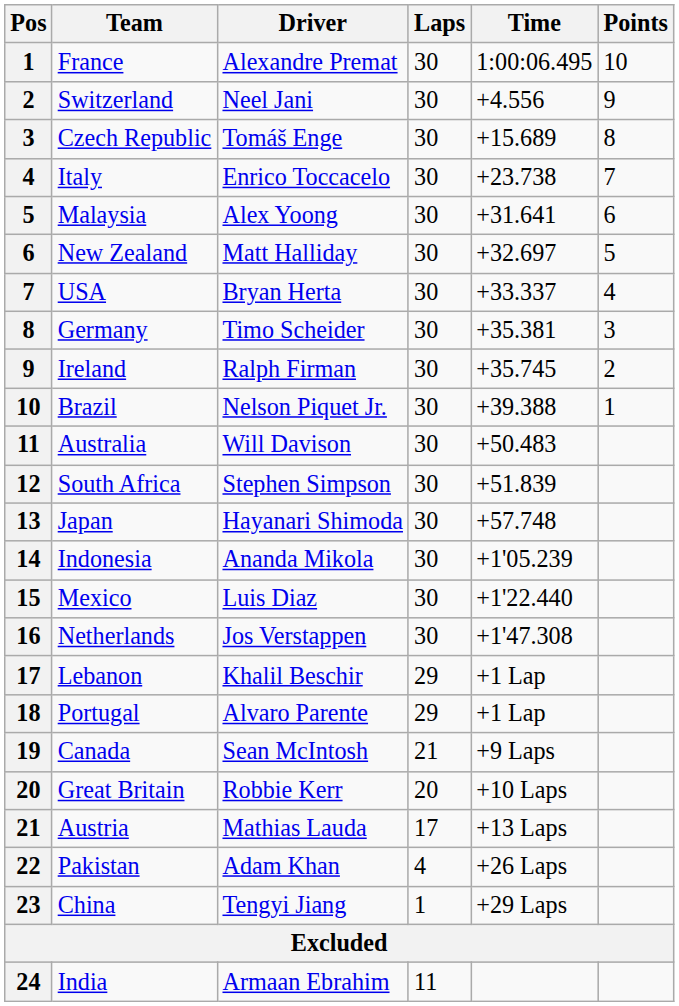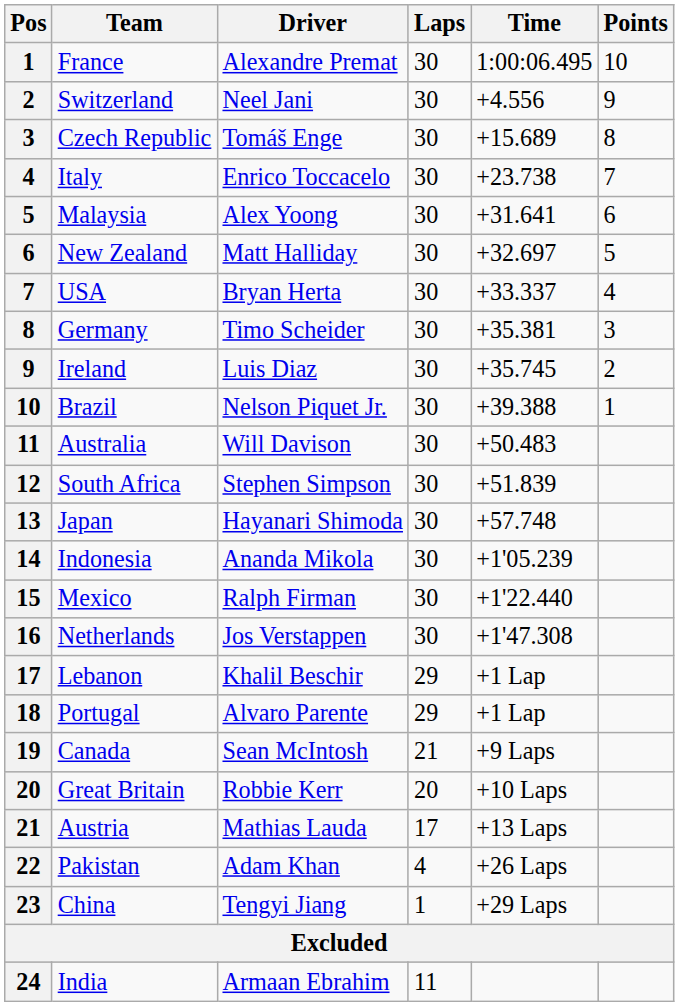(289, 368) Ralph Firman -> (270, 368) Luis Diaz
(270, 598) Luis Diaz -> (289, 598) Ralph Firman
